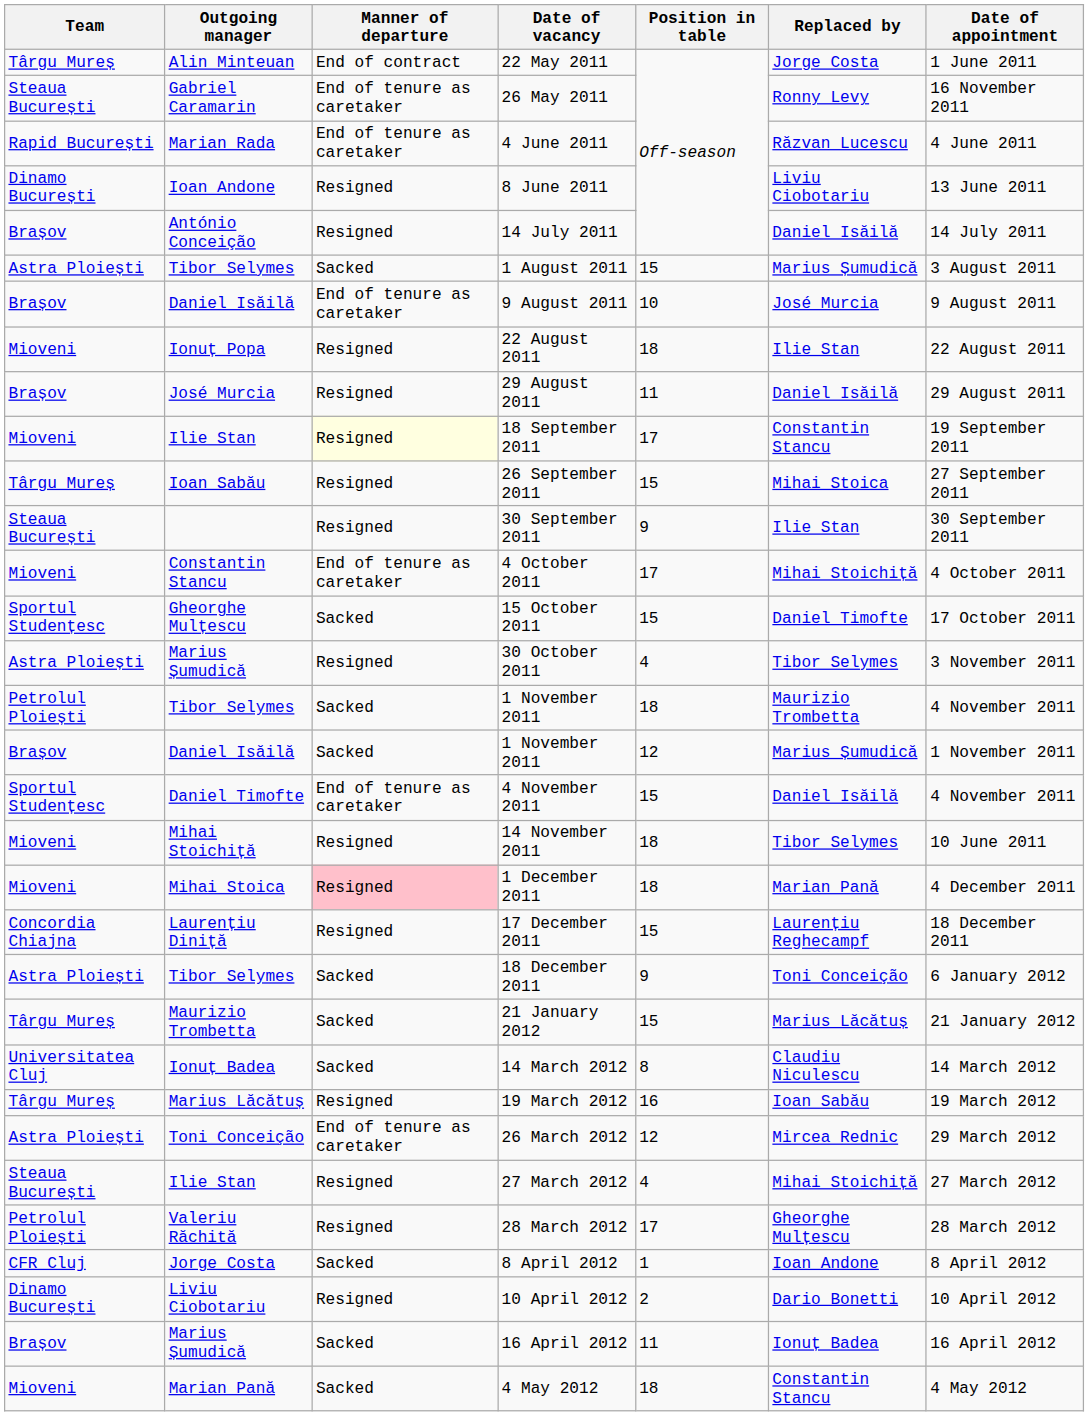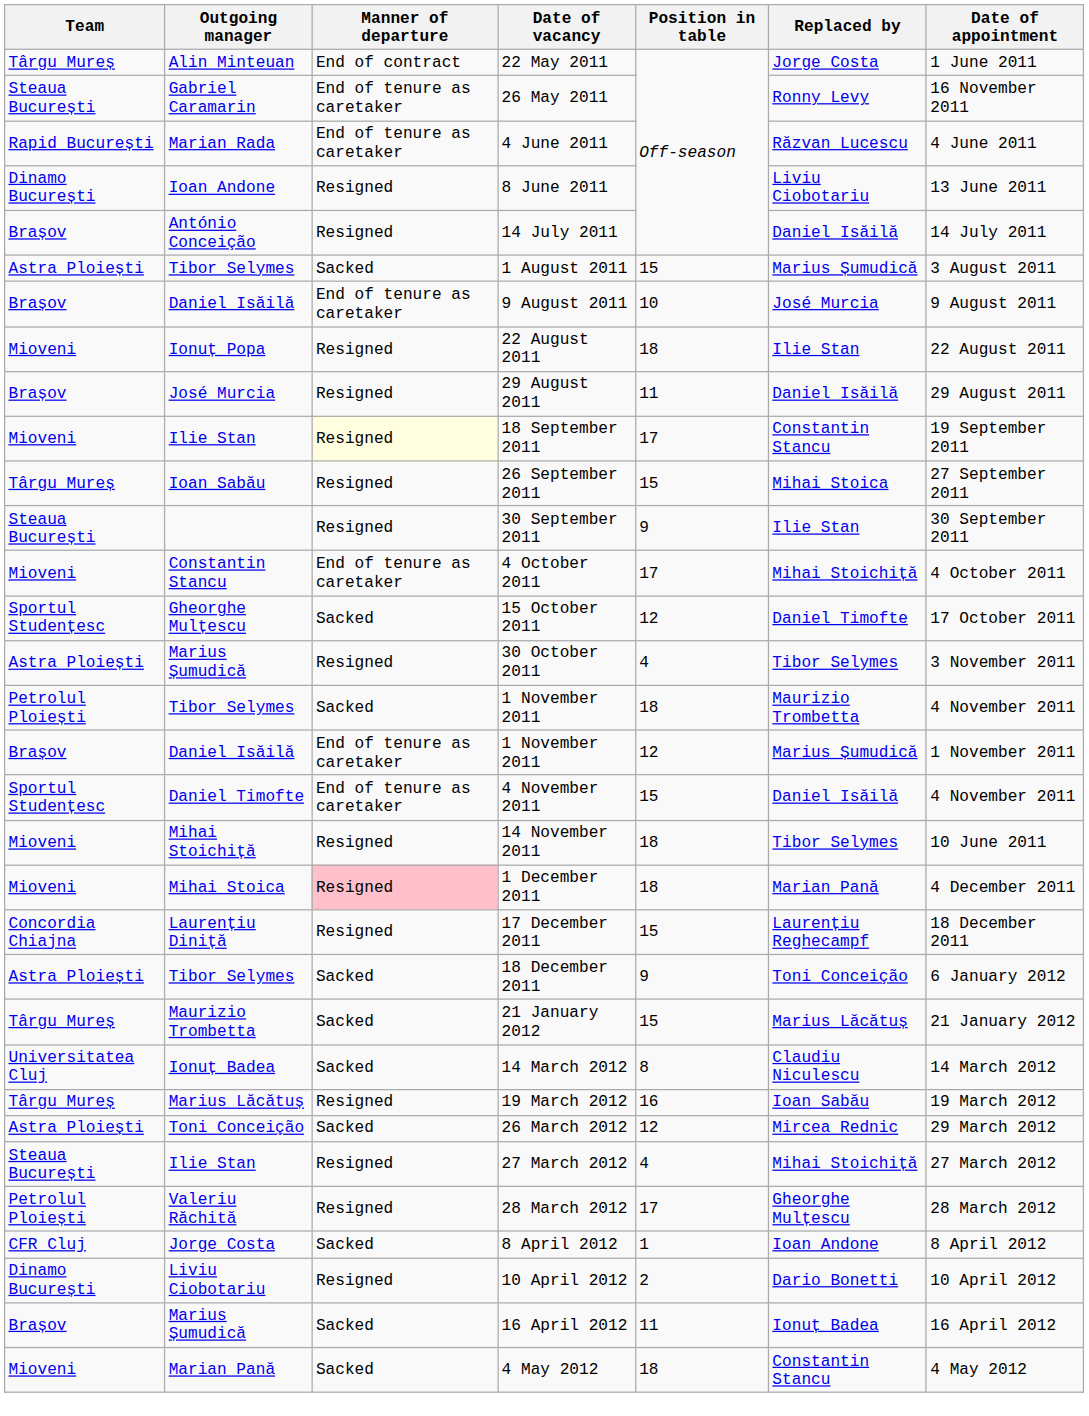(649, 618) 15 -> (649, 618) 12
(345, 753) Sacked -> (393, 753) End of tenure as caretaker
(393, 1138) End of tenure as caretaker -> (345, 1129) Sacked
